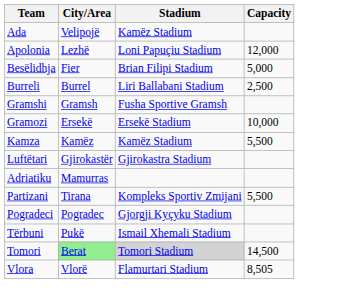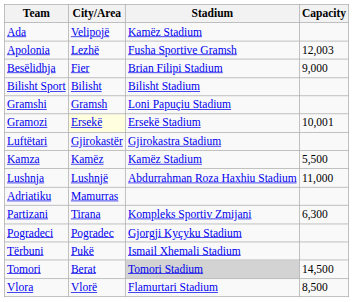(170, 50) Loni Papuçiu Stadium -> (182, 50) Fusha Sportive Gramsh
(263, 50) 12,000 -> (318, 50) 12,003
(260, 68) 5,000 -> (315, 68) 9,000
+ row: (36, 86)
- row: (23, 86)
(172, 104) Fusha Sportive Gramsh -> (180, 104) Loni Papuçiu Stadium
(77, 123) no background -> (87, 123) lightyellow background
(263, 123) 10,000 -> (318, 123) 10,001
rows swapped: (23, 141) <-> (27, 159)
+ row: (26, 178)
(260, 196) 5,500 -> (315, 214) 6,300
(73, 251) lightgreen background -> (83, 269) no background
(260, 269) 8,505 -> (315, 287) 8,500
